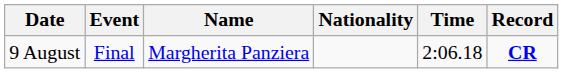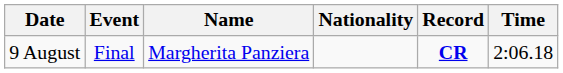columns swapped: (452, 20) <-> (522, 20)
